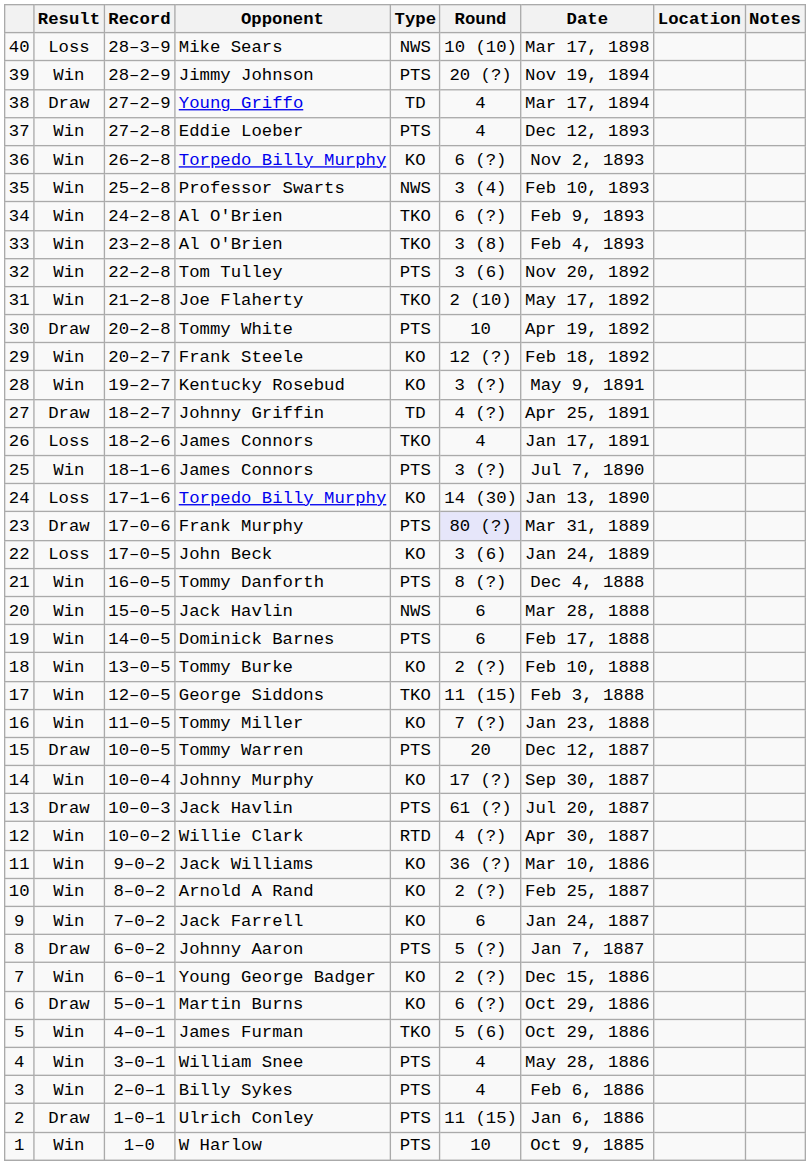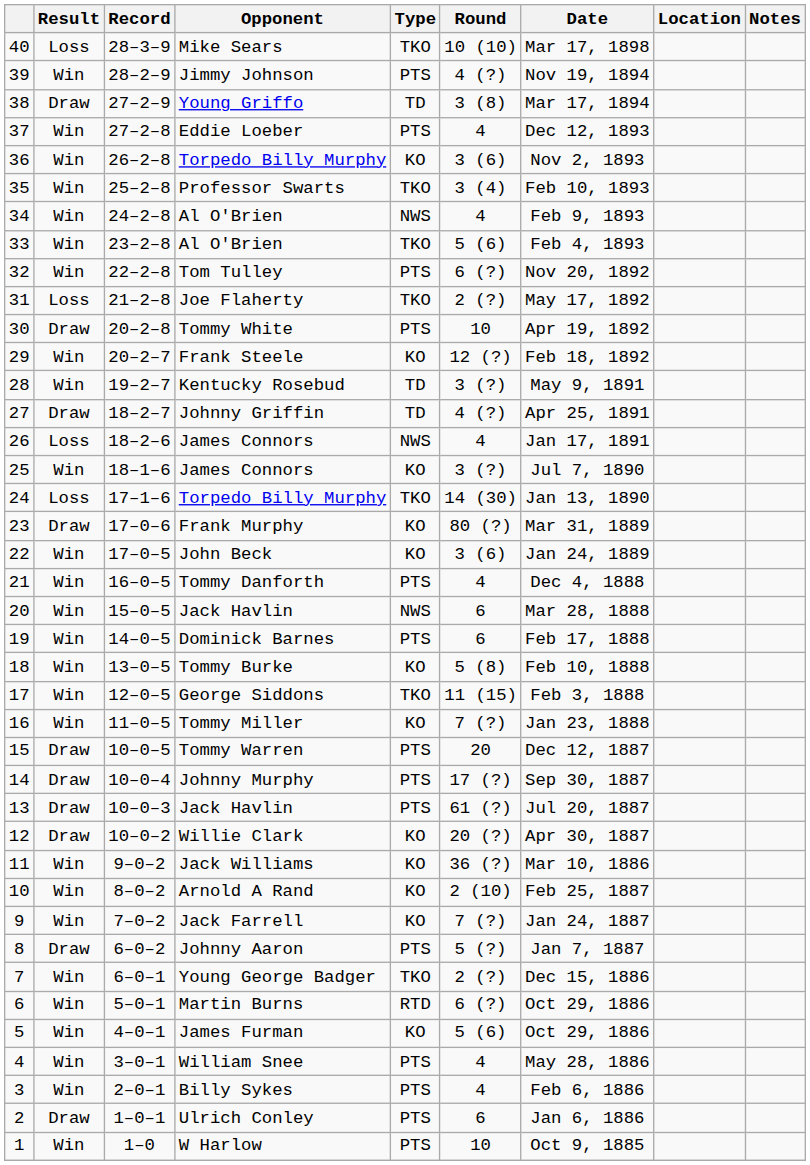(415, 47) NWS -> (415, 47) TKO
(481, 75) 20 (?) -> (481, 75) 4 (?)
(481, 103) 4 -> (481, 103) 3 (8)
(481, 160) 6 (?) -> (481, 160) 3 (6)
(415, 188) NWS -> (415, 188) TKO
(415, 216) TKO -> (415, 216) NWS
(481, 216) 6 (?) -> (481, 216) 4
(481, 244) 3 (8) -> (481, 244) 5 (6)
(481, 272) 3 (6) -> (481, 272) 6 (?)
(69, 301) Win -> (69, 301) Loss
(481, 301) 2 (10) -> (481, 301) 2 (?)
(415, 385) KO -> (415, 385) TD
(415, 441) TKO -> (415, 441) NWS
(415, 470) PTS -> (415, 470) KO
(415, 498) KO -> (415, 498) TKO
(415, 526) PTS -> (415, 526) KO
(481, 526) lavender background -> (481, 526) no background
(69, 554) Loss -> (69, 554) Win
(481, 582) 8 (?) -> (481, 582) 4
(481, 667) 2 (?) -> (481, 667) 5 (8)
(69, 780) Win -> (69, 780) Draw
(415, 780) KO -> (415, 780) PTS
(69, 836) Win -> (69, 836) Draw
(415, 836) RTD -> (415, 836) KO
(481, 836) 4 (?) -> (481, 836) 20 (?)
(481, 892) 2 (?) -> (481, 892) 2 (10)
(481, 920) 6 -> (481, 920) 7 (?)
(415, 977) KO -> (415, 977) TKO
(69, 1005) Draw -> (69, 1005) Win
(415, 1005) KO -> (415, 1005) RTD
(415, 1033) TKO -> (415, 1033) KO
(481, 1118) 11 (15) -> (481, 1118) 6
